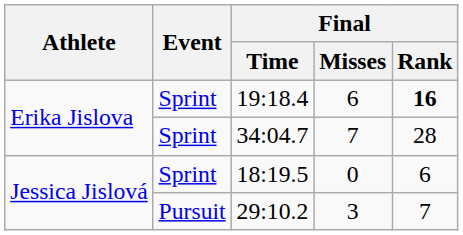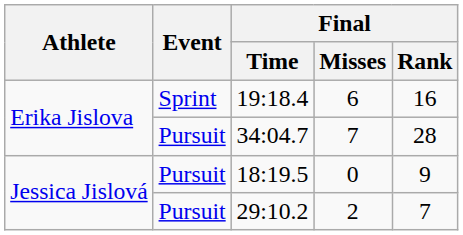(425, 98) bold -> (425, 98) normal
(188, 135) Sprint -> (192, 135) Pursuit
(188, 173) Sprint -> (192, 173) Pursuit
(425, 173) 6 -> (425, 173) 9
(353, 211) 3 -> (353, 211) 2
